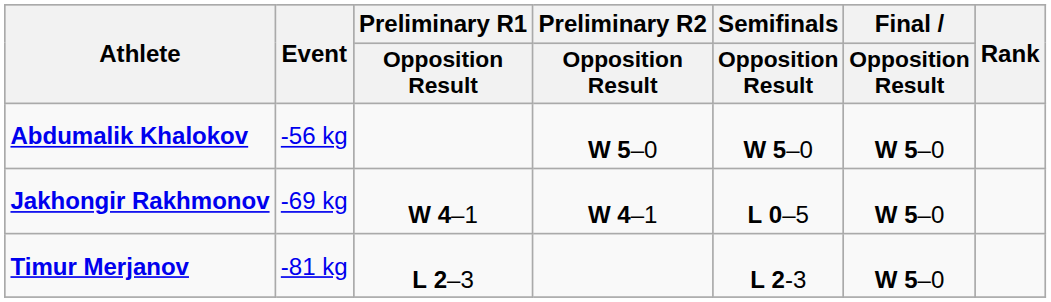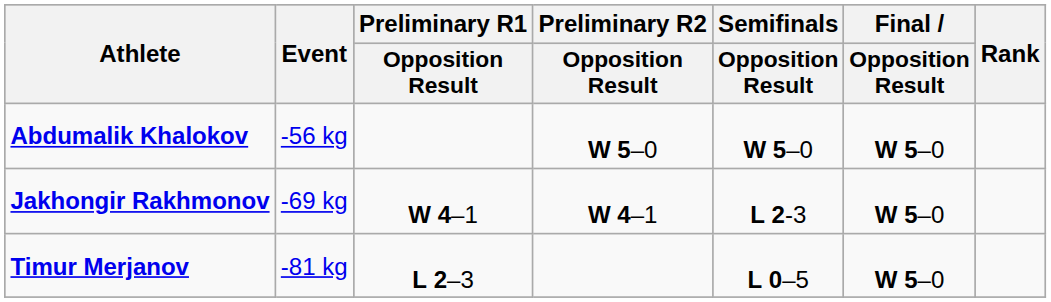(778, 215) L 0–5 -> (778, 215) L 2-3
(778, 279) L 2-3 -> (778, 279) L 0–5
